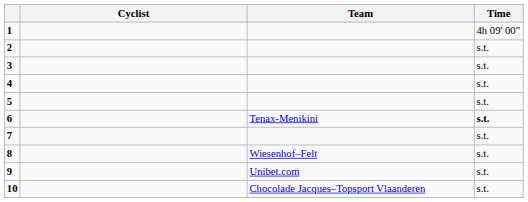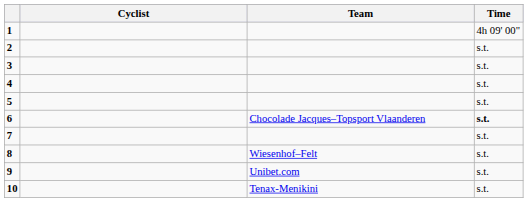(284, 119) Tenax-Menikini -> (337, 119) Chocolade Jacques–Topsport Vlaanderen
(337, 189) Chocolade Jacques–Topsport Vlaanderen -> (284, 189) Tenax-Menikini
